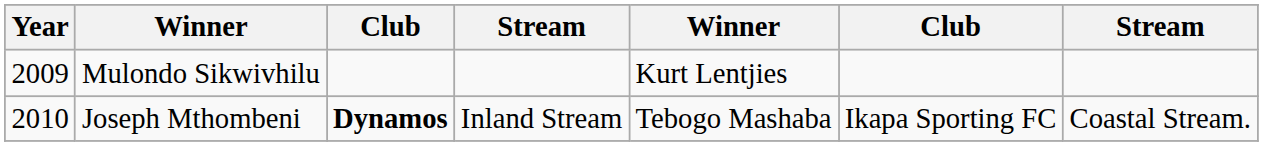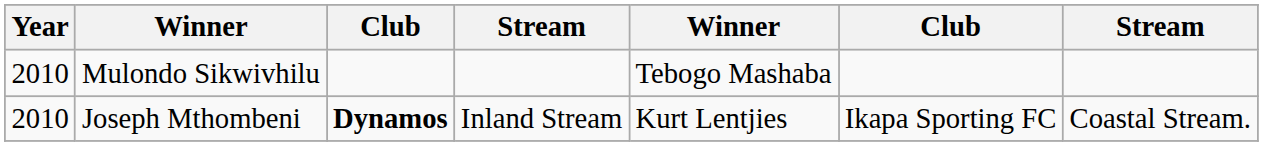(40, 72) 2009 -> (40, 72) 2010
(711, 72) Kurt Lentjies -> (734, 72) Tebogo Mashaba
(734, 118) Tebogo Mashaba -> (711, 118) Kurt Lentjies
